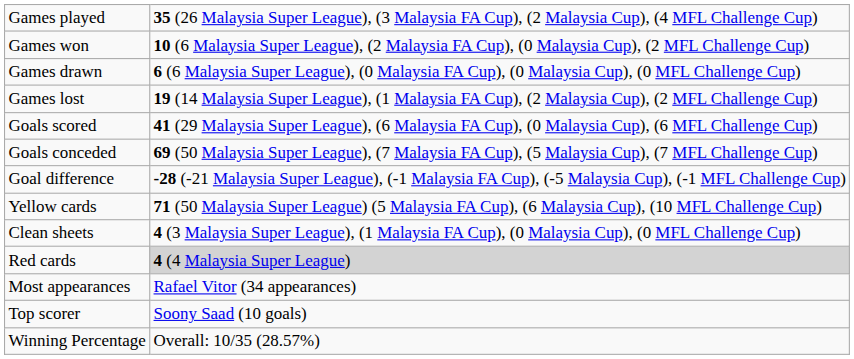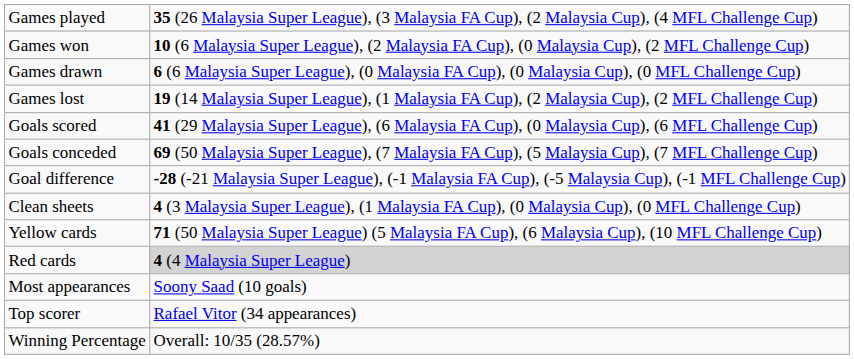rows swapped: (51, 233) <-> (53, 206)
(255, 286) Rafael Vitor (34 appearances) -> (230, 286) Soony Saad (10 goals)
(230, 313) Soony Saad (10 goals) -> (255, 313) Rafael Vitor (34 appearances)
